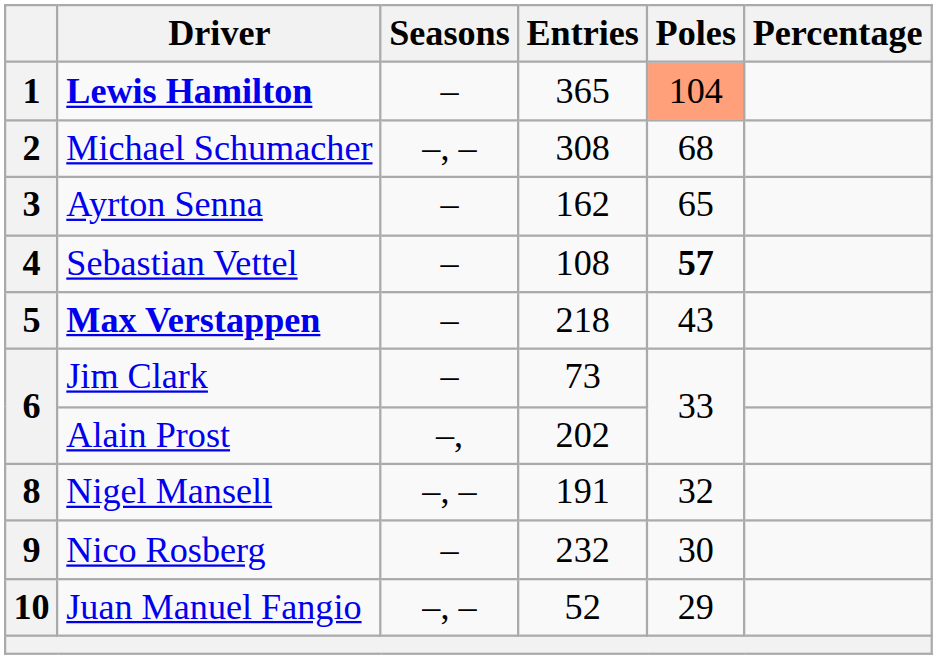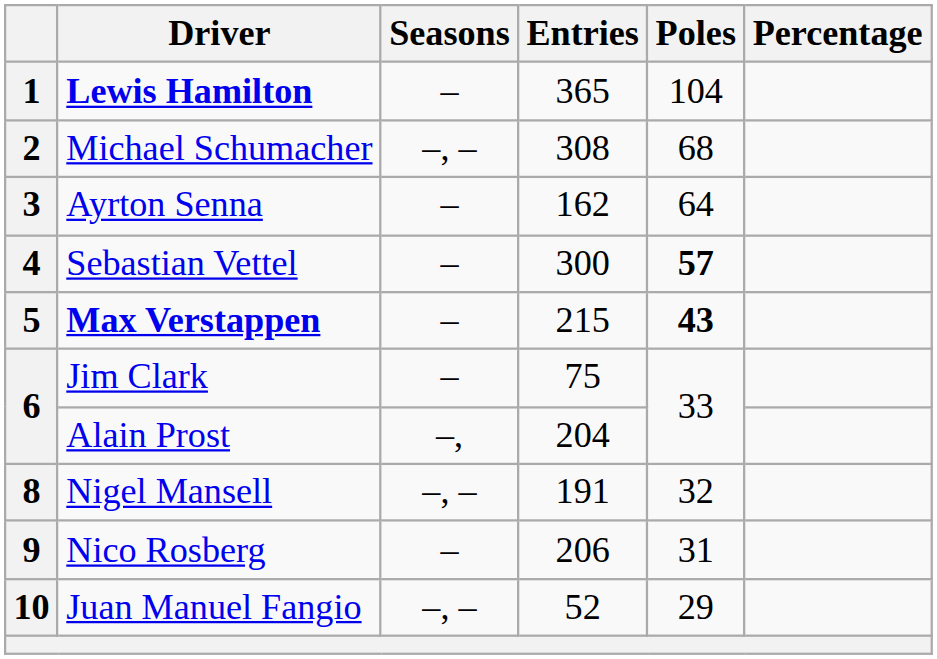(696, 90) lightsalmon background -> (696, 90) no background
(696, 205) 65 -> (696, 205) 64
(583, 262) 108 -> (583, 262) 300
(583, 319) 218 -> (583, 319) 215
(696, 319) normal -> (696, 319) bold
(583, 377) 73 -> (583, 377) 75
(583, 434) 202 -> (583, 434) 204
(583, 549) 232 -> (583, 549) 206
(696, 549) 30 -> (696, 549) 31
